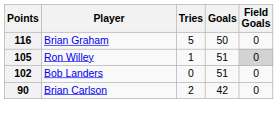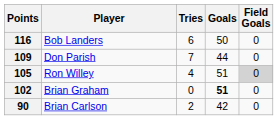(76, 40) Brian Graham -> (74, 40) Bob Landers
(191, 40) 5 -> (191, 40) 6
+ row: (23, 57)
(191, 57) 1 -> (191, 73) 4
(74, 73) Bob Landers -> (76, 90) Brian Graham
(222, 73) normal -> (222, 90) bold
